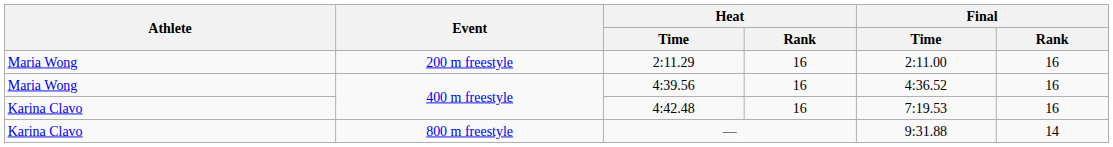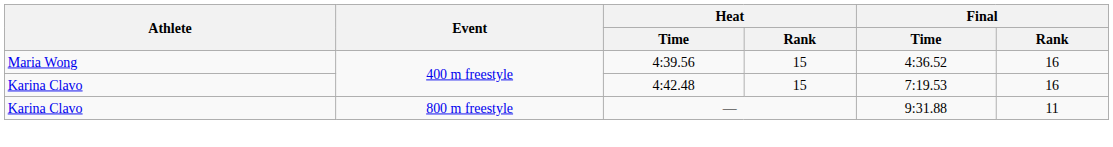- row: (674, 62)
(800, 85) 16 -> (800, 62) 15
(800, 108) 16 -> (800, 85) 15
(1052, 131) 14 -> (1052, 108) 11
